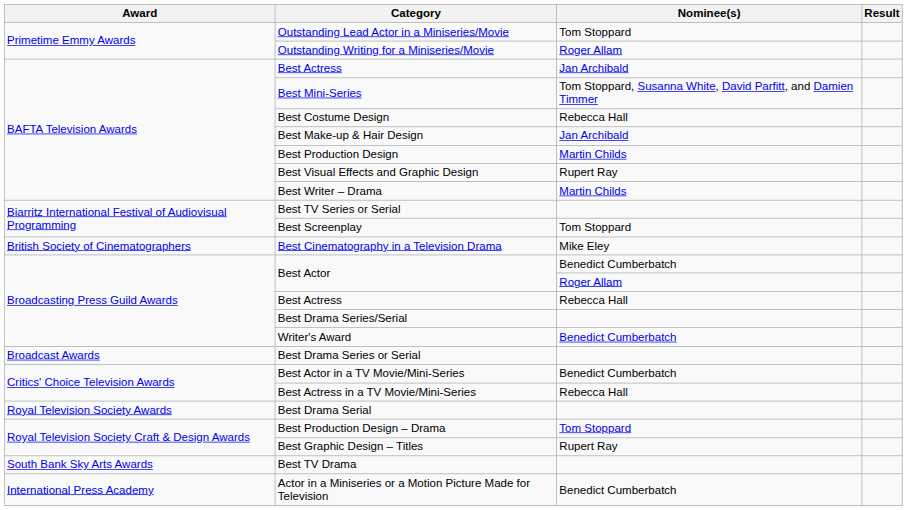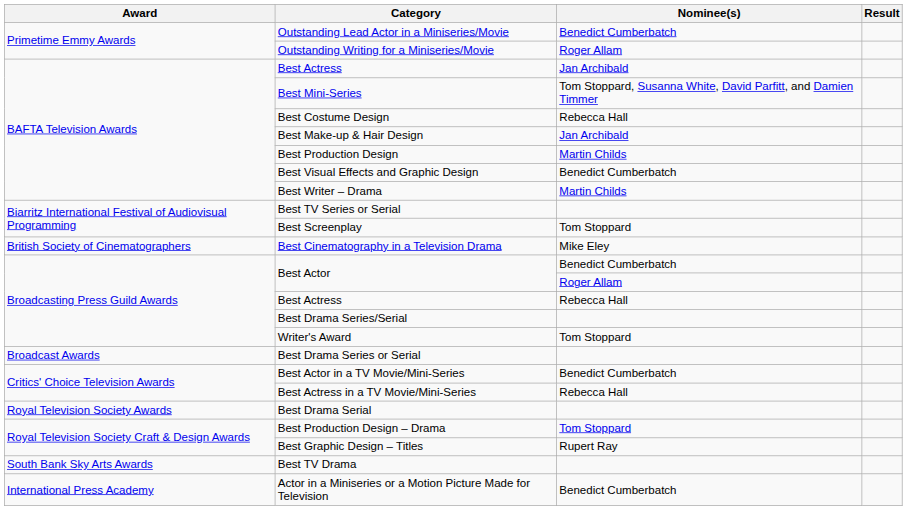(595, 31) Tom Stoppard -> (618, 31) Benedict Cumberbatch
(588, 172) Rupert Ray -> (618, 172) Benedict Cumberbatch
(618, 337) Benedict Cumberbatch -> (595, 337) Tom Stoppard
